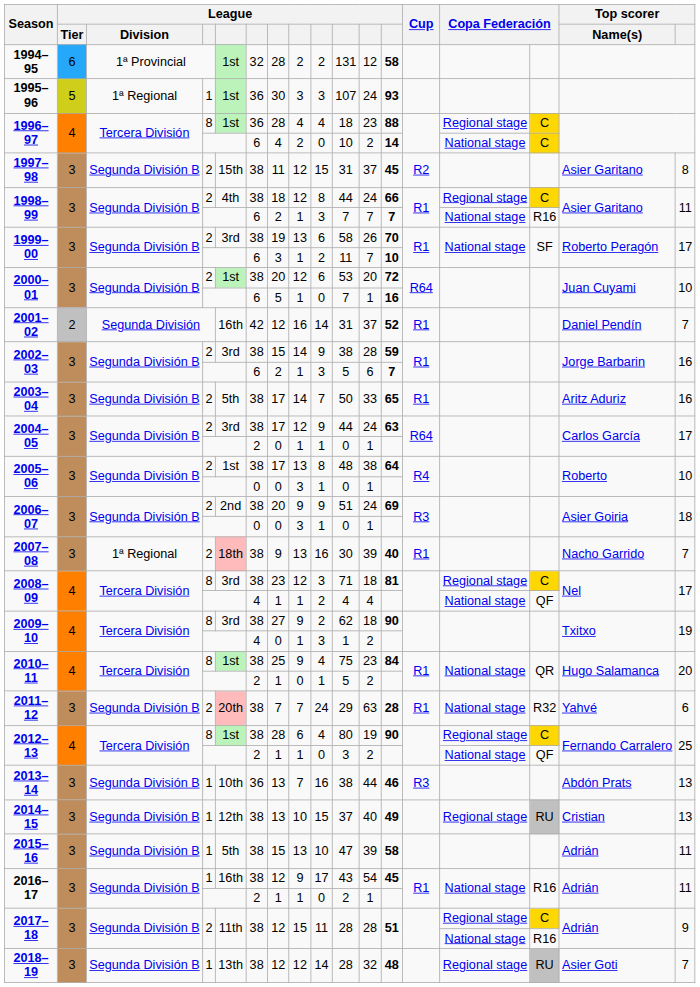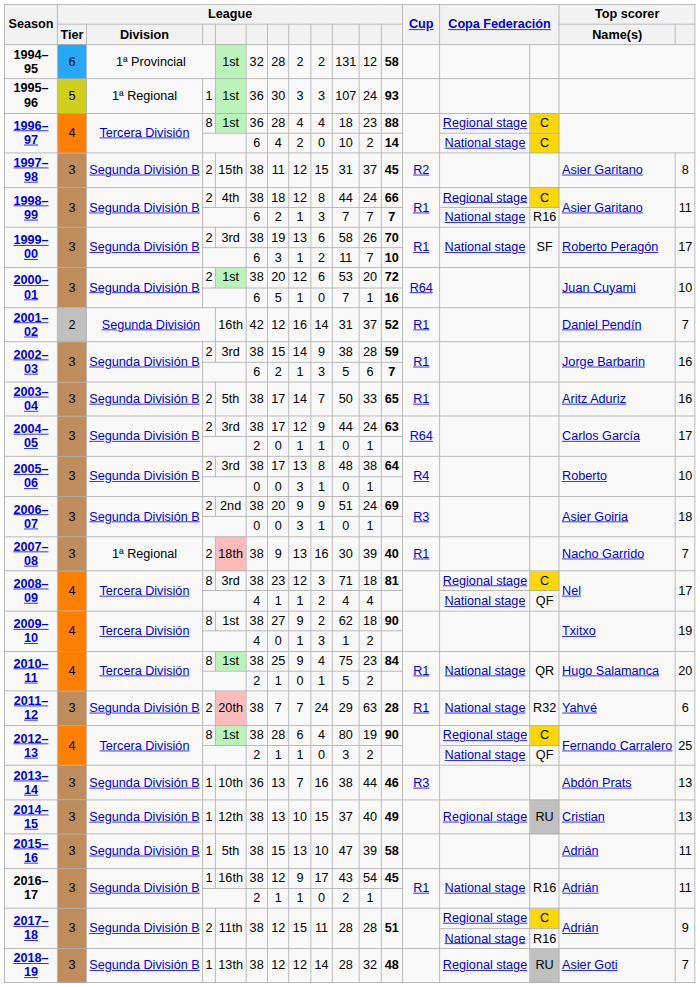(231, 466) 1st -> (231, 466) 3rd
(231, 621) 3rd -> (231, 621) 1st
